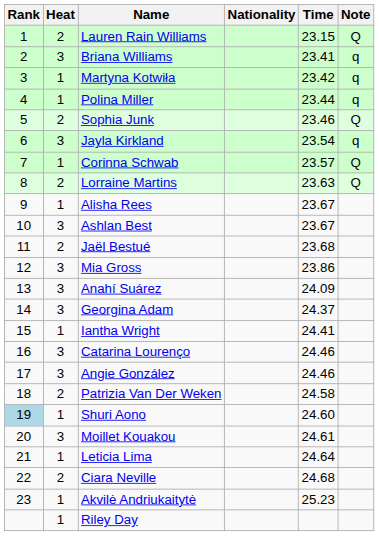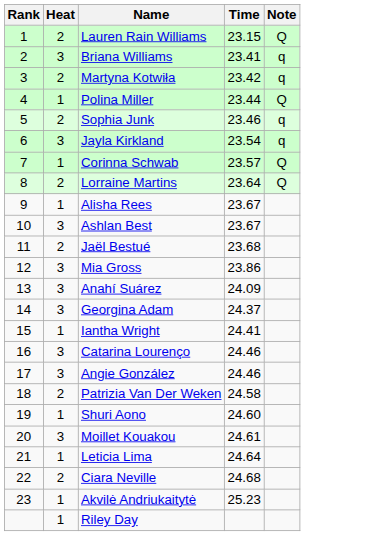- column: (262, 15)
(60, 78) 1 -> (60, 78) 2
(356, 99) q -> (282, 99) Q
(356, 120) Q -> (282, 120) q
(318, 183) 23.63 -> (244, 183) 23.64
(24, 415) lightblue background -> (24, 415) no background
